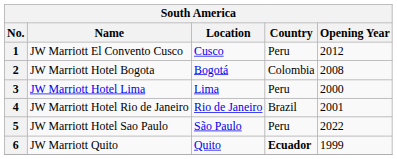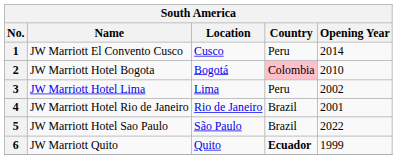(332, 51) 2012 -> (332, 51) 2014
(291, 70) no background -> (291, 70) pink background
(332, 70) 2008 -> (332, 70) 2010
(332, 88) 2000 -> (332, 88) 2002
(279, 126) Peru -> (282, 126) Brazil
